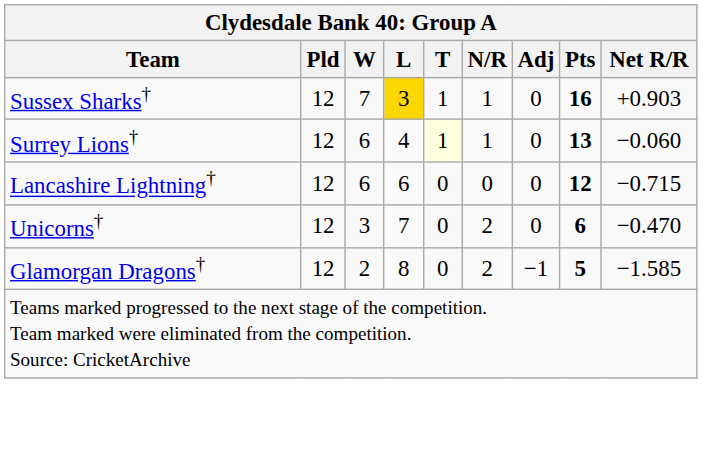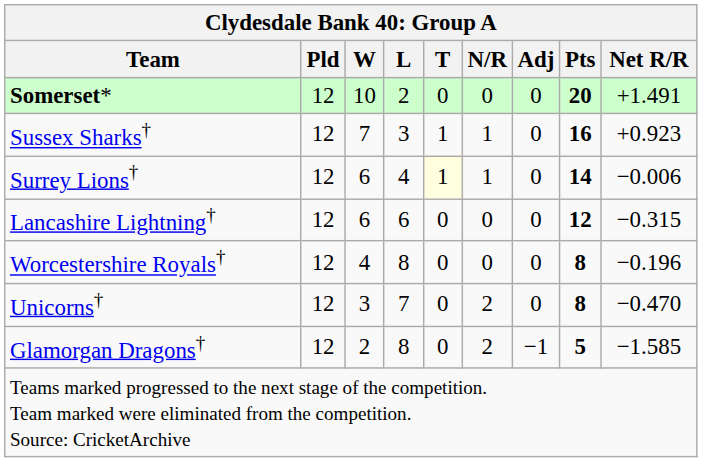+ row: (61, 95)
(404, 98) gold background -> (404, 134) no background
(649, 98) +0.903 -> (649, 134) +0.923
(580, 140) 13 -> (580, 177) 14
(649, 140) −0.060 -> (649, 177) −0.006
(649, 183) −0.715 -> (649, 219) −0.315
+ row: (118, 262)
(580, 225) 6 -> (580, 304) 8
